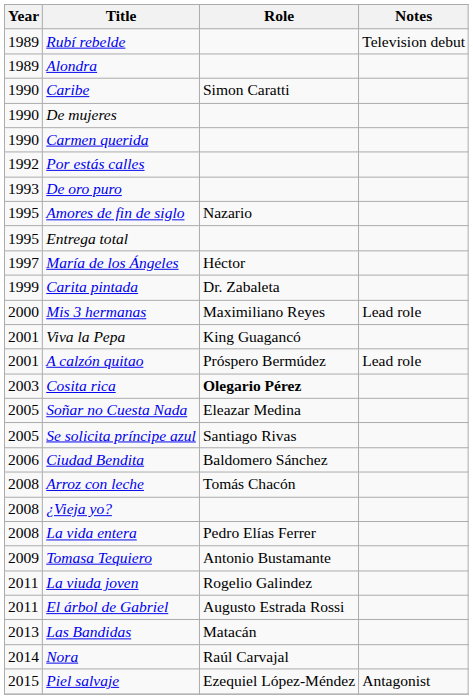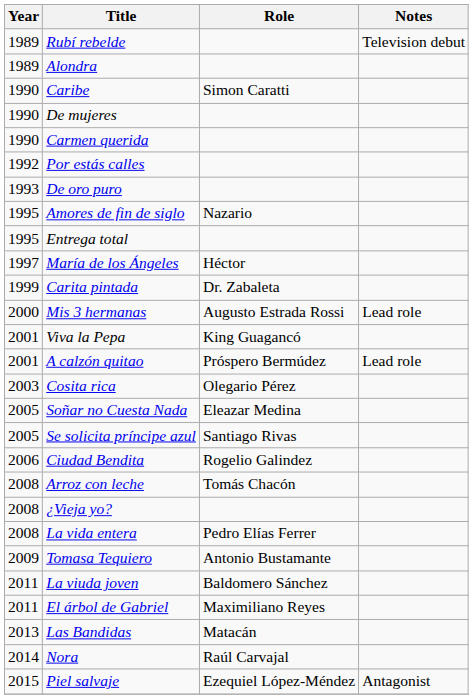(264, 312) Maximiliano Reyes -> (274, 312) Augusto Estrada Rossi
(252, 386) bold -> (249, 386) normal
(265, 459) Baldomero Sánchez -> (258, 459) Rogelio Galindez
(258, 582) Rogelio Galindez -> (265, 582) Baldomero Sánchez
(274, 607) Augusto Estrada Rossi -> (264, 607) Maximiliano Reyes
